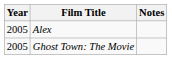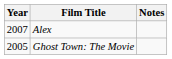(17, 29) 2005 -> (17, 29) 2007
